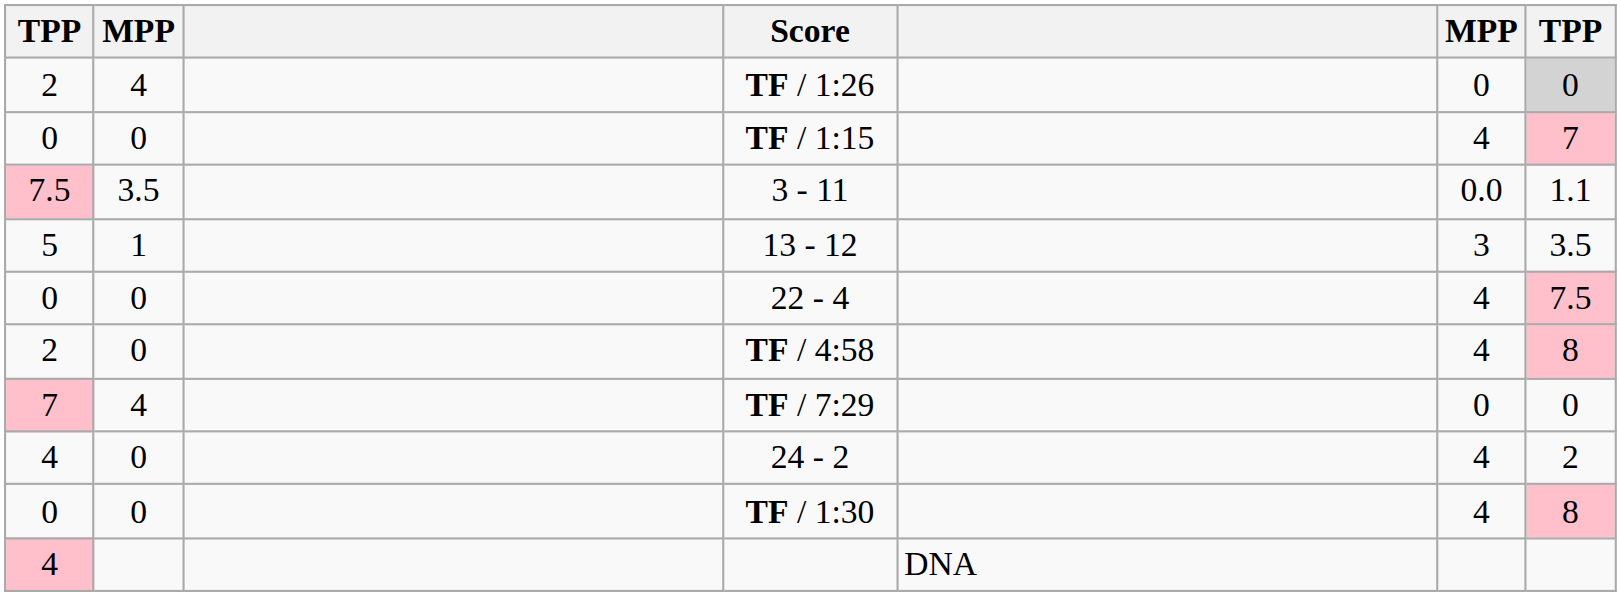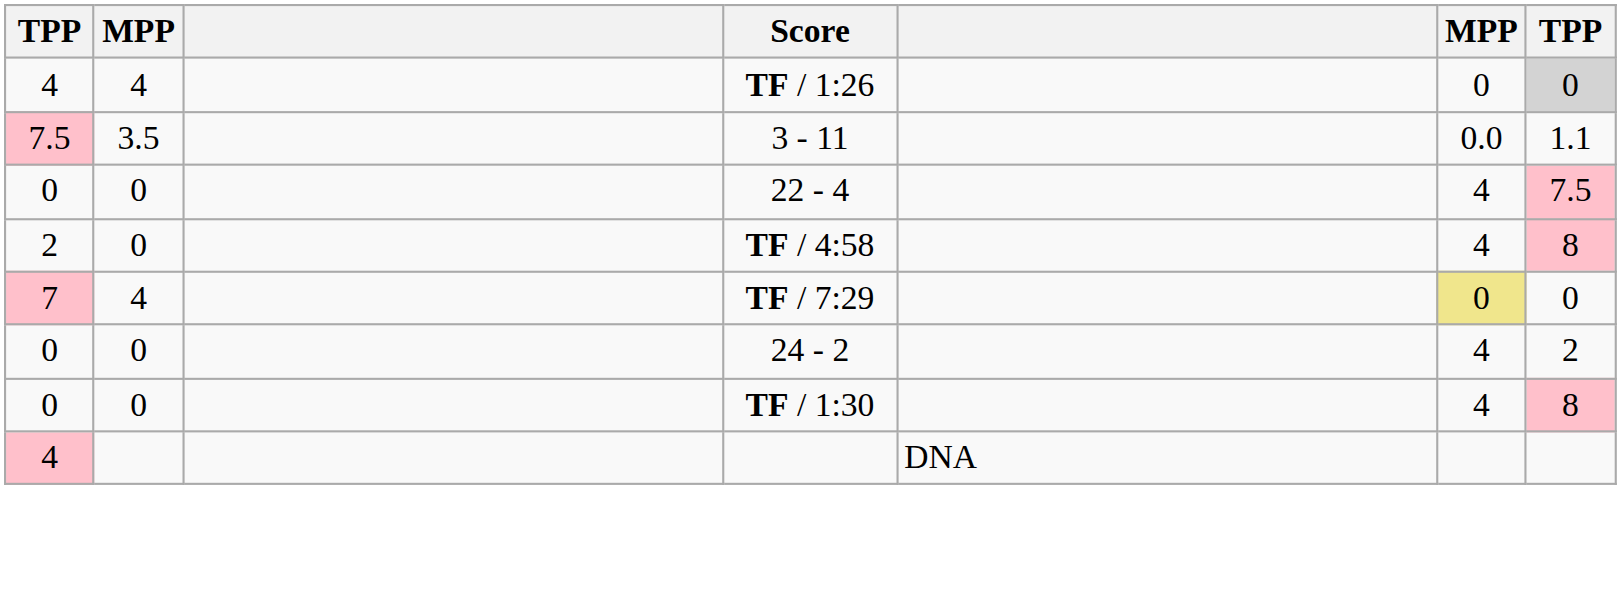(50, 84) 2 -> (50, 84) 4
- row: (810, 137)
- row: (810, 244)
(1481, 404) no background -> (1481, 297) khaki background
(50, 457) 4 -> (50, 350) 0
